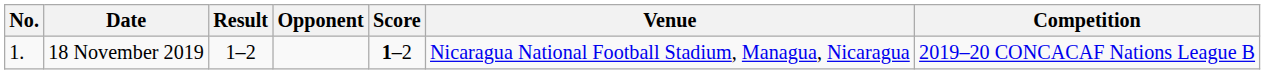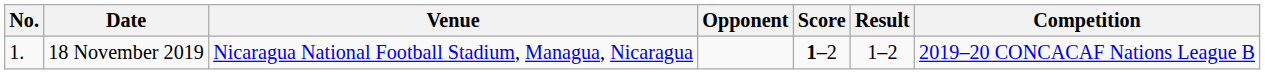columns swapped: (670, 20) <-> (241, 20)
